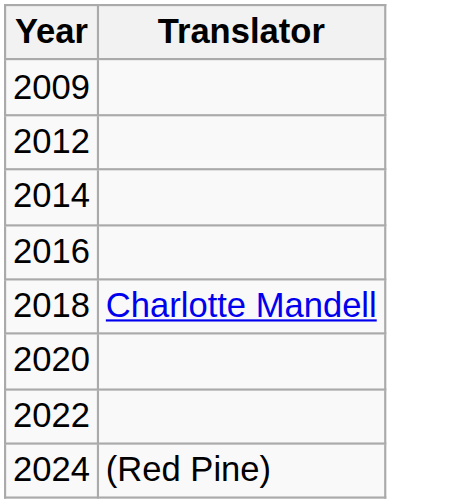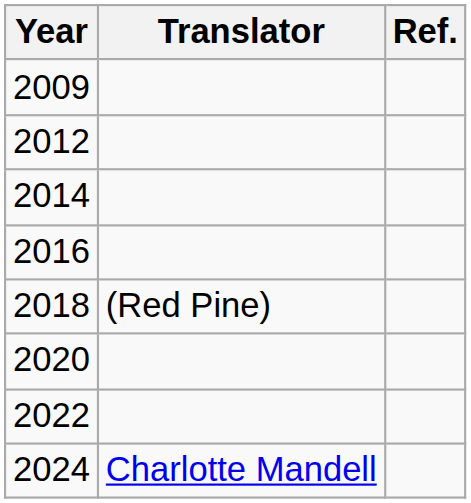+ column: (425, 31)
(241, 305) Charlotte Mandell -> (188, 305) (Red Pine)
(188, 470) (Red Pine) -> (241, 470) Charlotte Mandell
